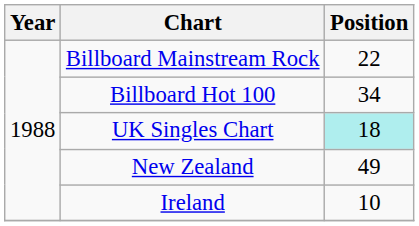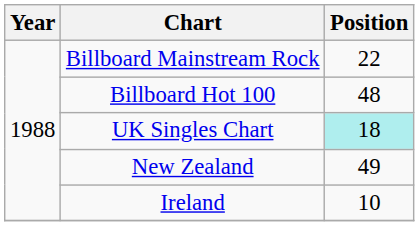(369, 94) 34 -> (369, 94) 48
